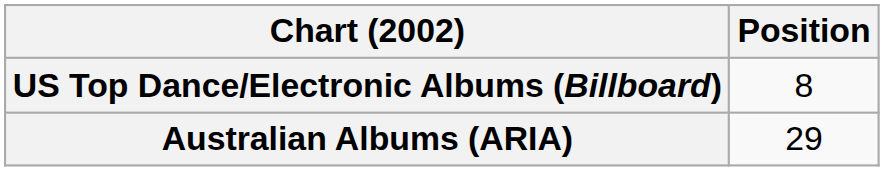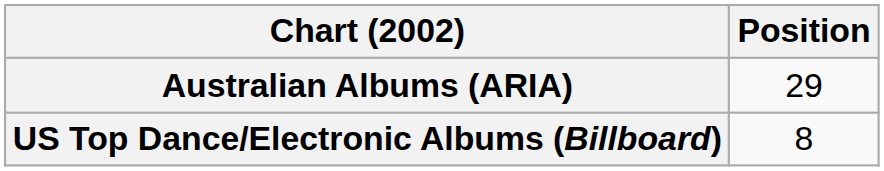rows swapped: (367, 138) <-> (367, 84)
